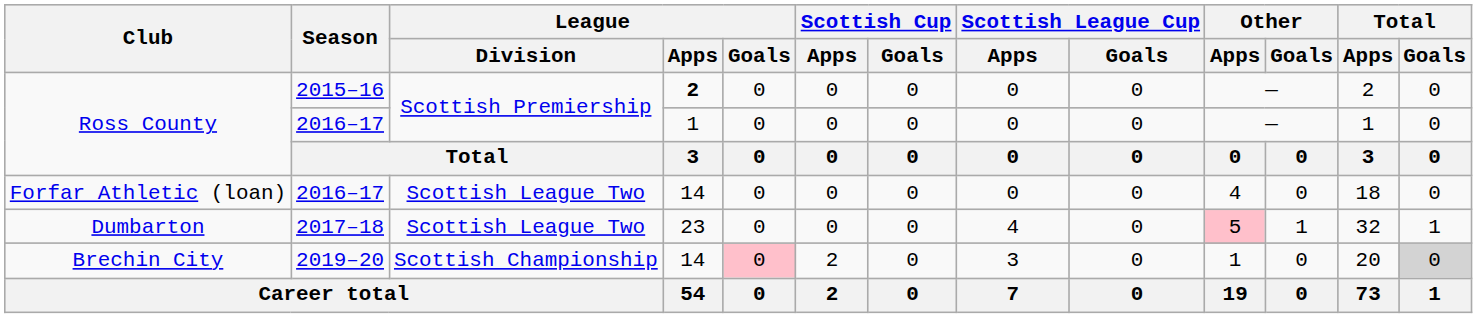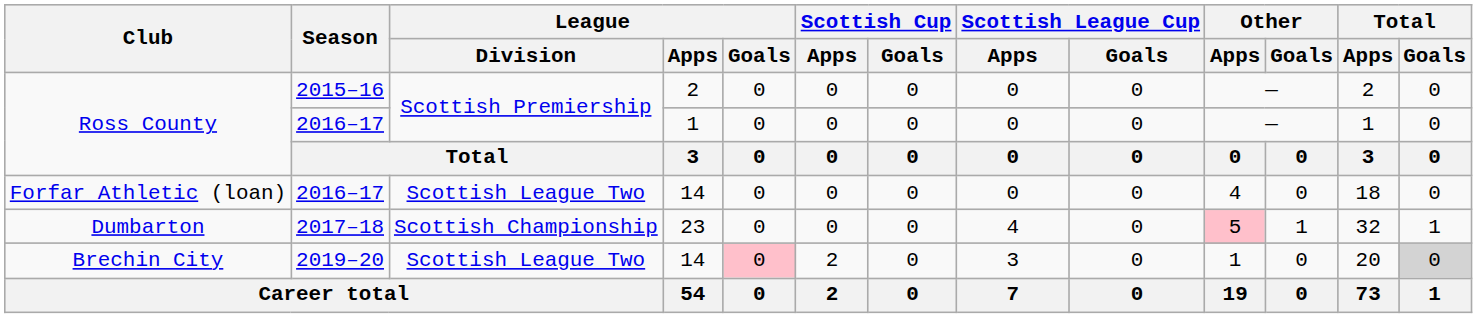(693, 90) bold -> (693, 90) normal
(526, 227) Scottish League Two -> (526, 227) Scottish Championship
(526, 261) Scottish Championship -> (526, 261) Scottish League Two
